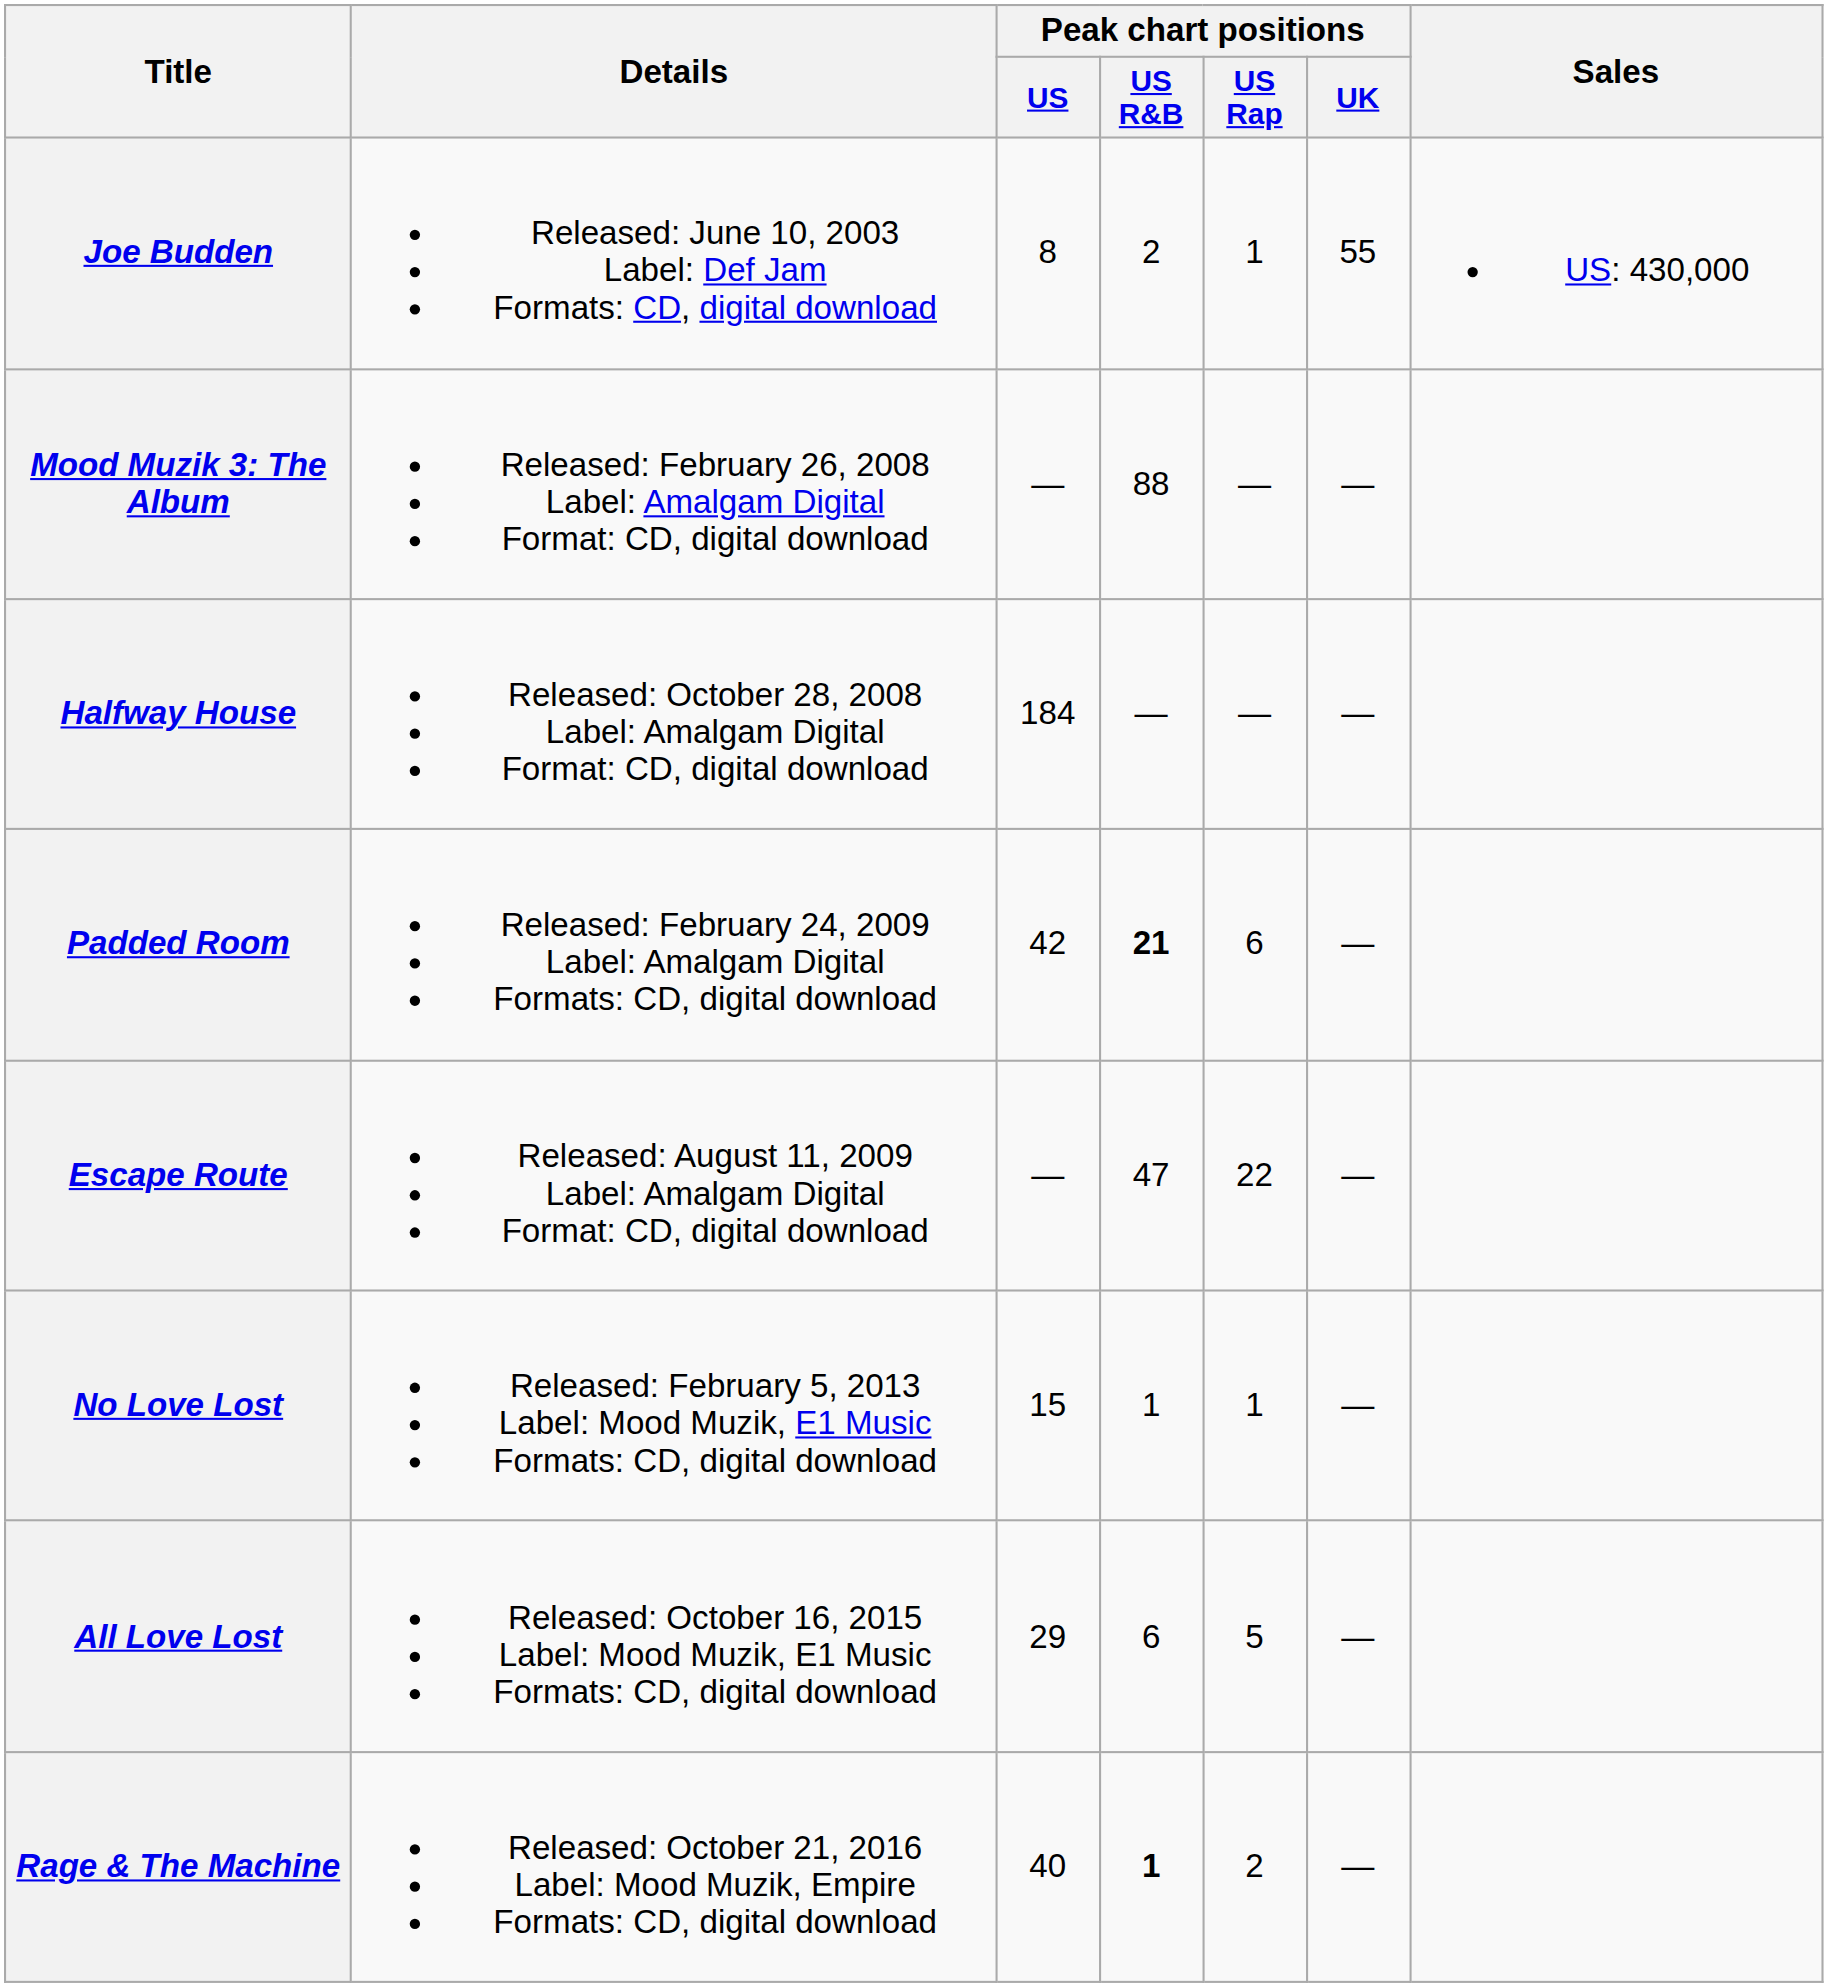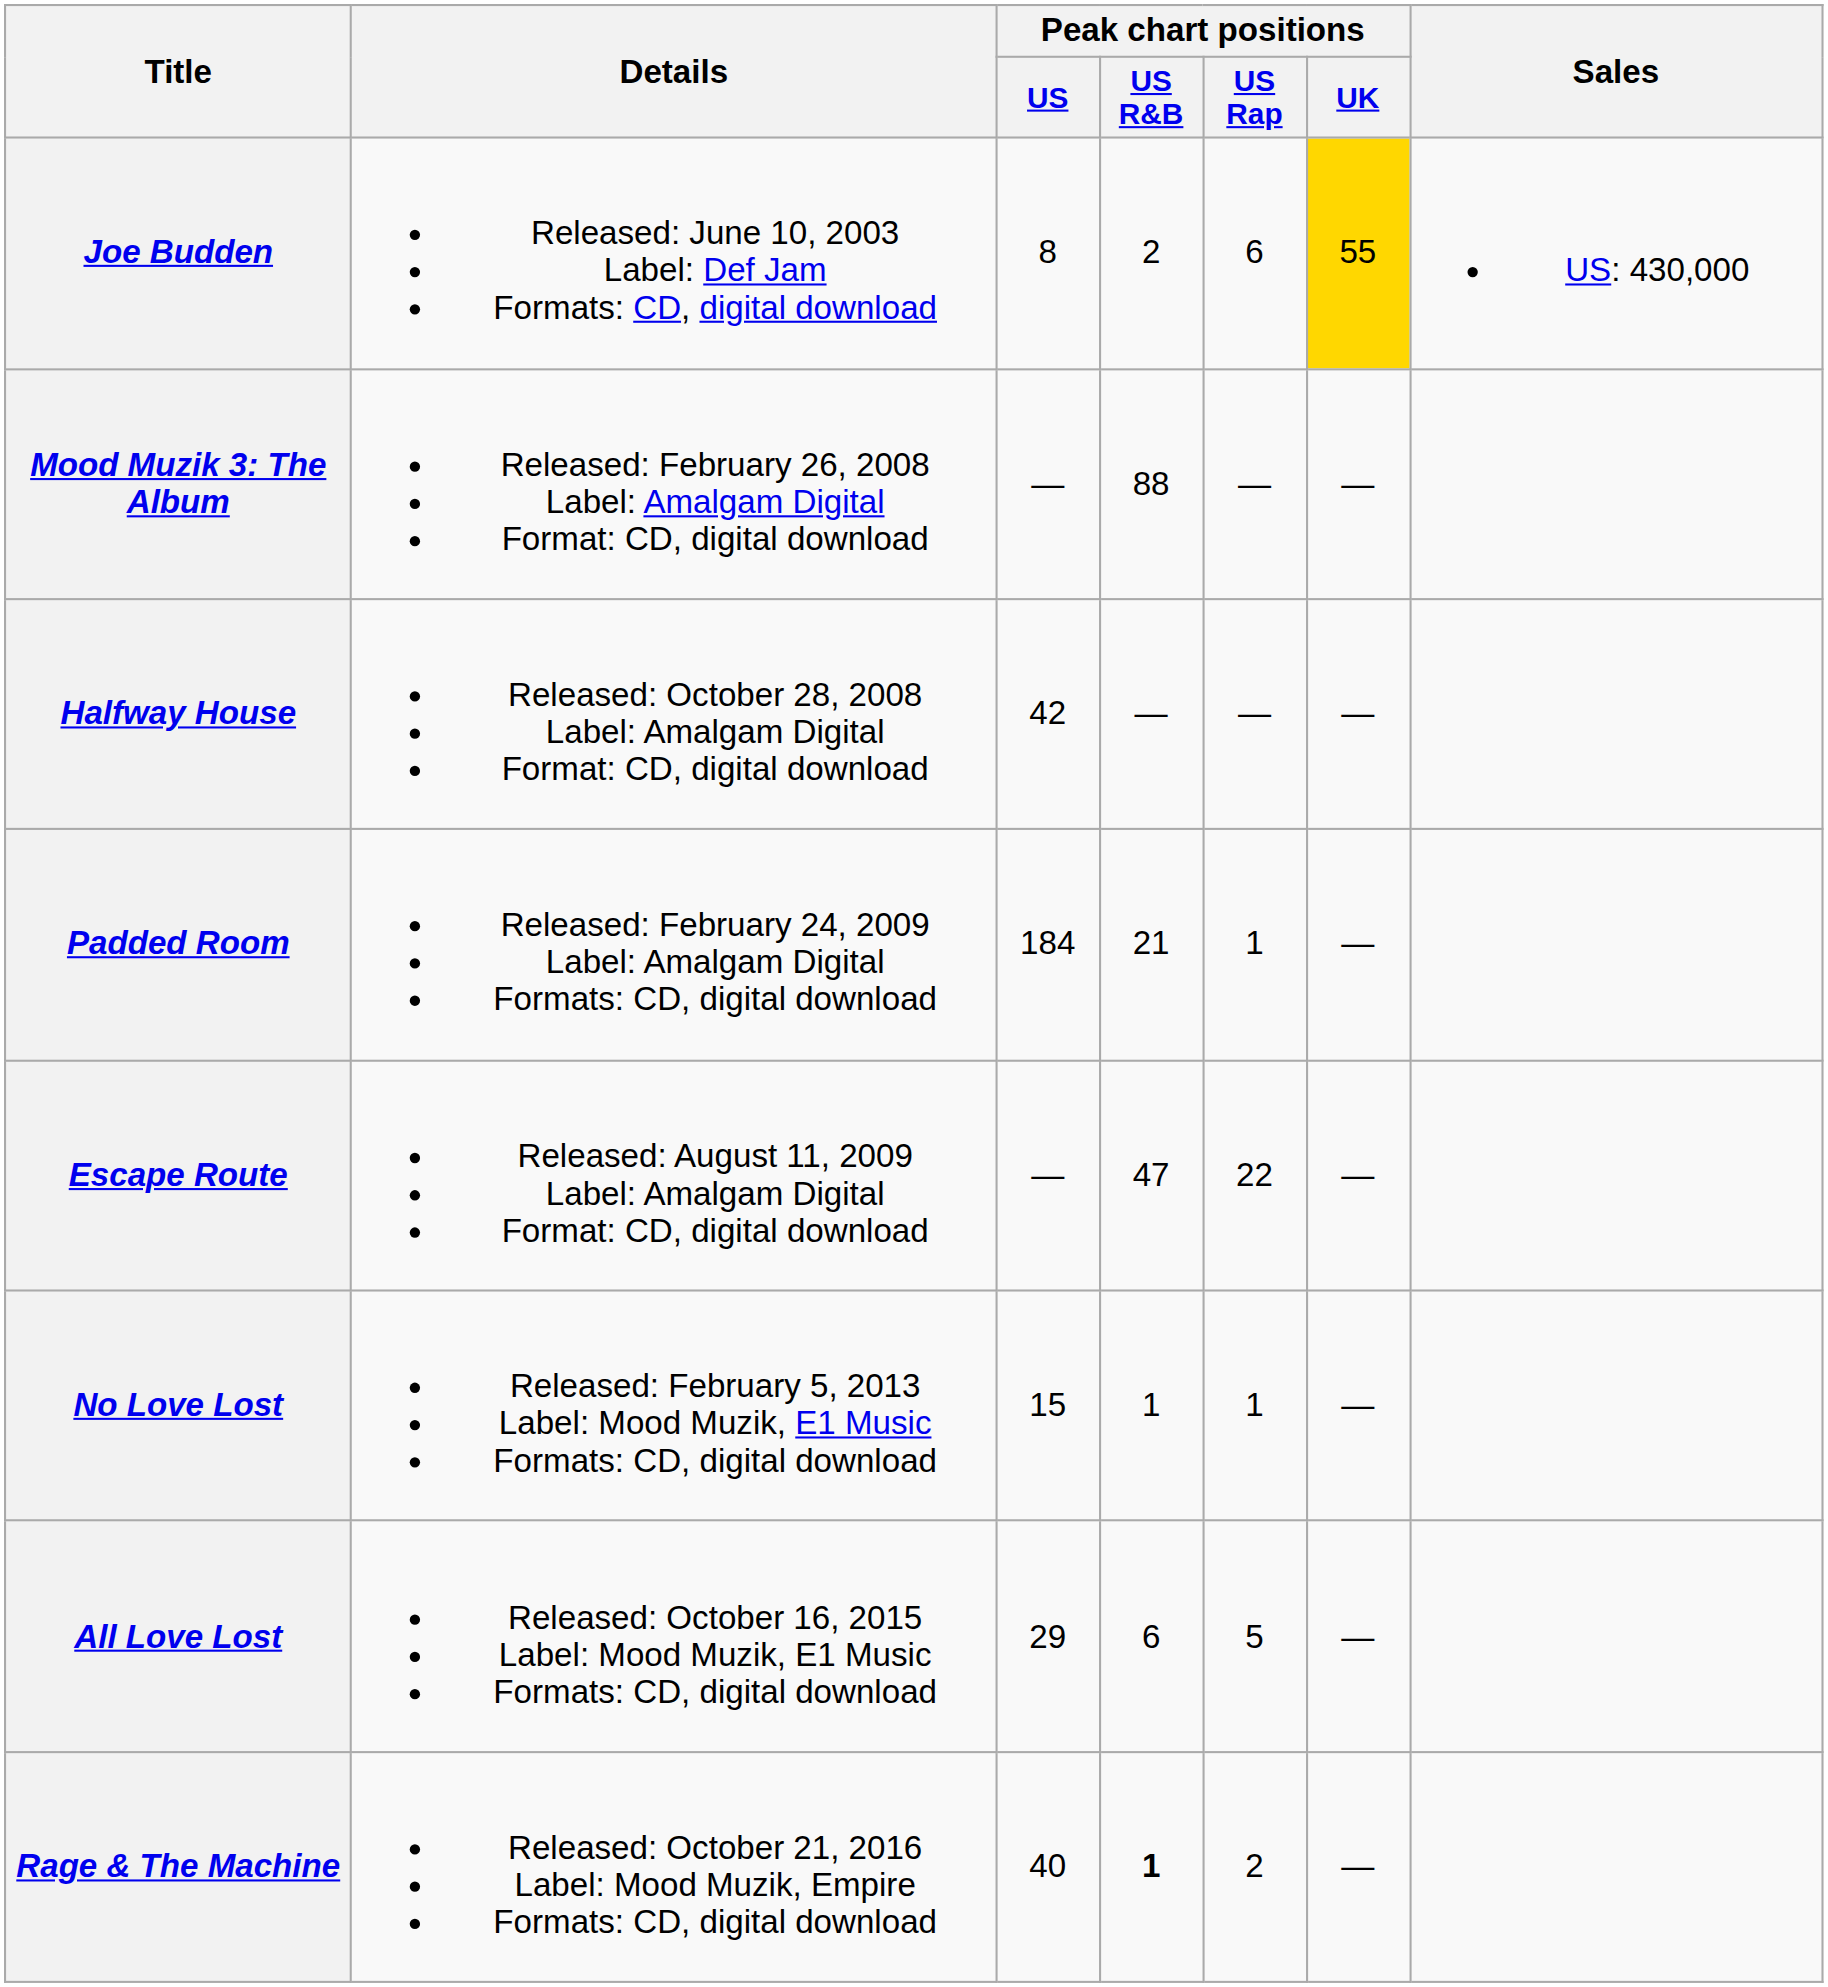(1254, 252) 1 -> (1254, 252) 6
(1358, 252) no background -> (1358, 252) gold background
(1048, 713) 184 -> (1048, 713) 42
(1048, 944) 42 -> (1048, 944) 184
(1151, 944) bold -> (1151, 944) normal
(1254, 944) 6 -> (1254, 944) 1
